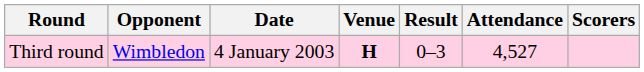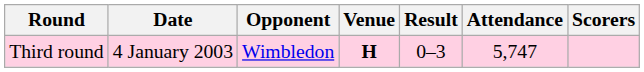columns swapped: (274, 20) <-> (159, 20)
(515, 51) 4,527 -> (515, 51) 5,747
